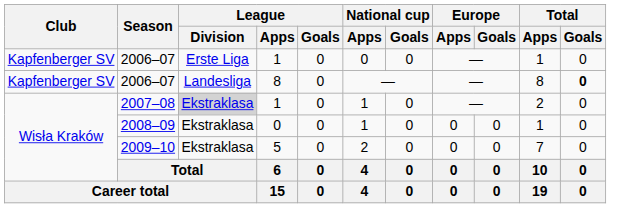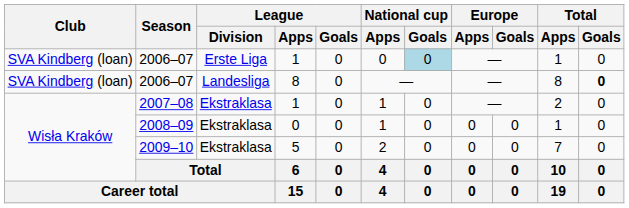(61, 59) Kapfenberger SV -> (70, 59) SVA Kindberg (loan)
(409, 59) no background -> (428, 59) lightblue background
(61, 81) Kapfenberger SV -> (70, 81) SVA Kindberg (loan)
(217, 103) lightgrey background -> (236, 103) no background
